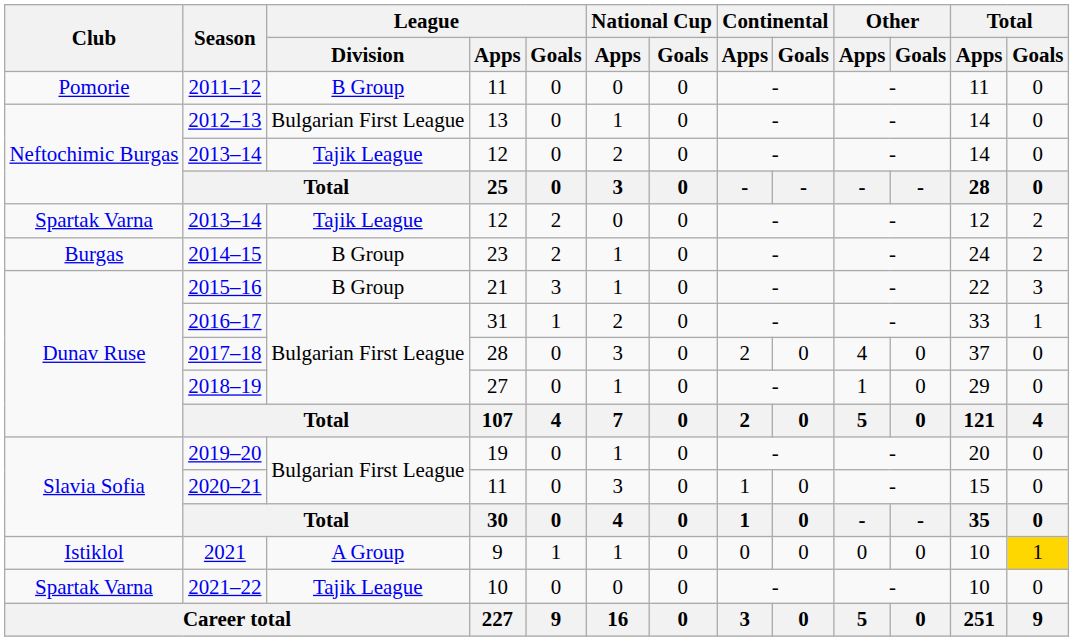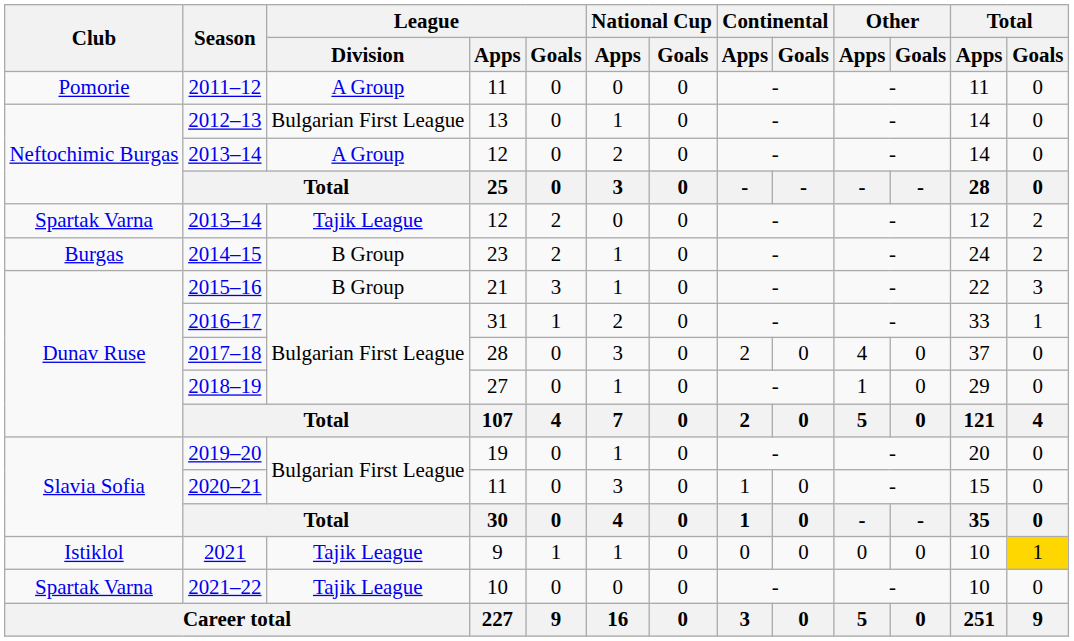(368, 87) B Group -> (368, 87) A Group
(368, 154) Tajik League -> (368, 154) A Group
(368, 552) A Group -> (368, 552) Tajik League
